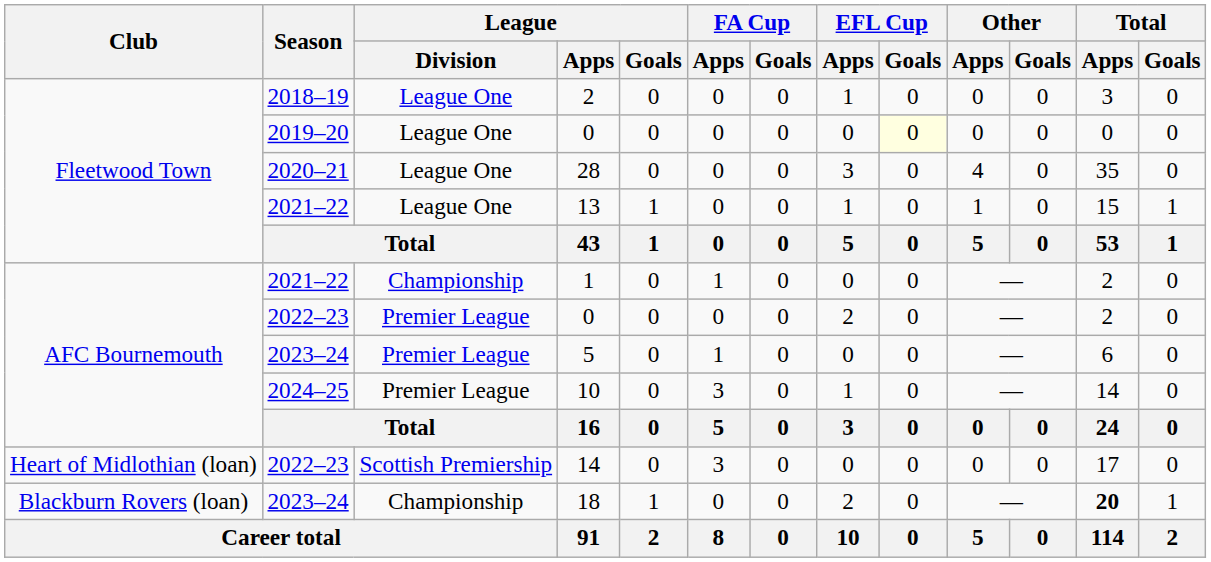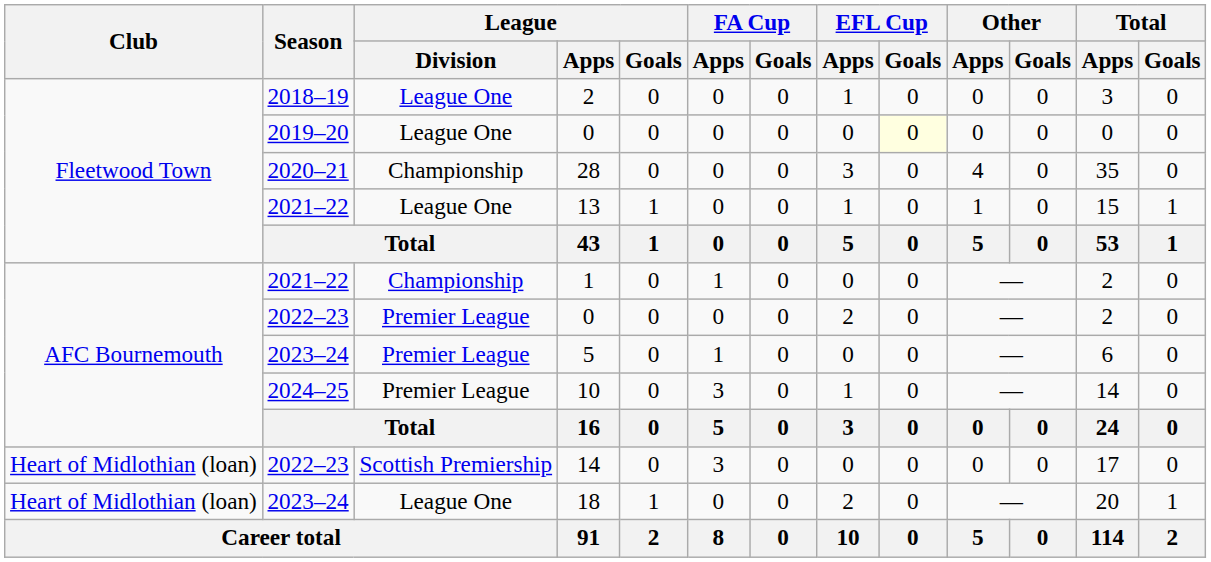(456, 170) League One -> (456, 170) Championship
(133, 501) Blackburn Rovers (loan) -> (133, 501) Heart of Midlothian (loan)
(456, 501) Championship -> (456, 501) League One
(1107, 501) bold -> (1107, 501) normal
